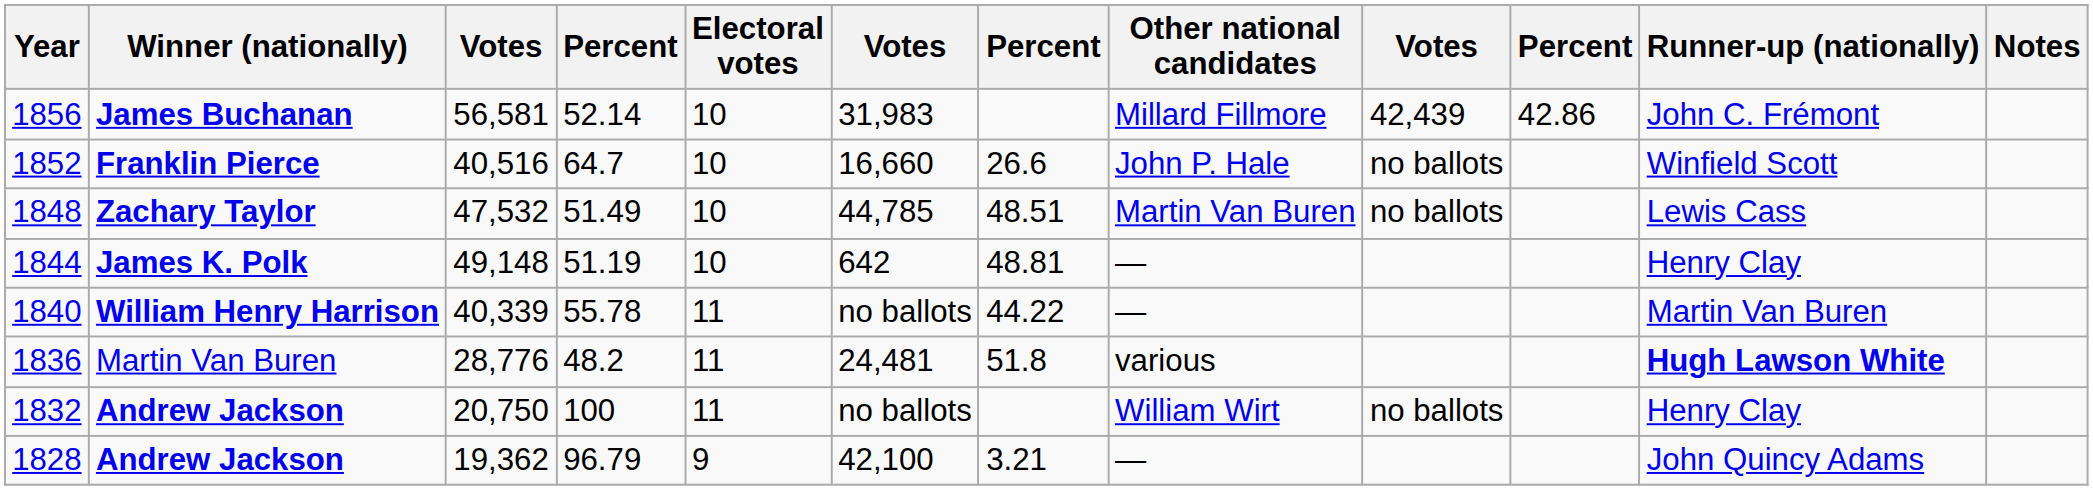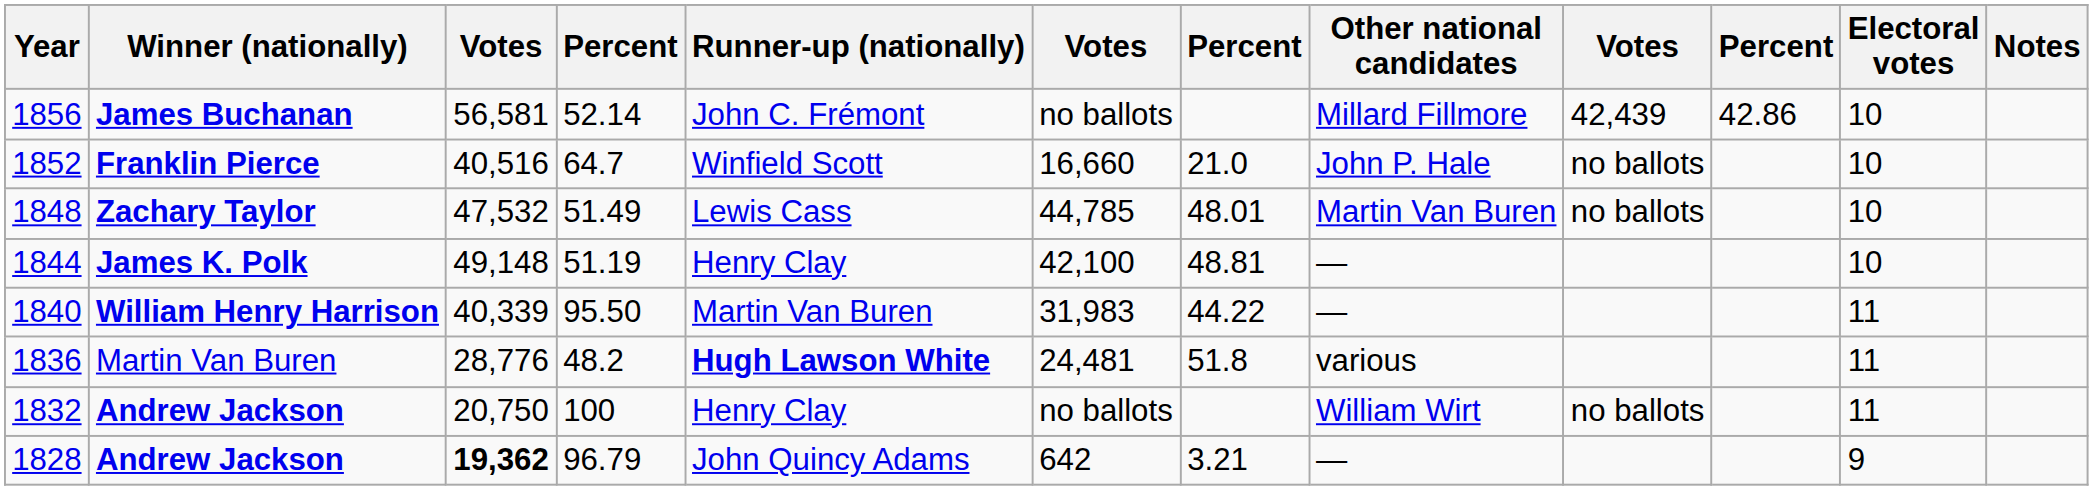columns swapped: (1813, 46) <-> (758, 46)
(886, 113) 31,983 -> (1106, 113) no ballots
(1017, 163) 26.6 -> (1217, 163) 21.0
(1025, 212) 48.51 -> (1226, 212) 48.01
(864, 262) 642 -> (1087, 262) 42,100
(602, 311) 55.78 -> (602, 311) 95.50
(905, 311) no ballots -> (1087, 311) 31,983
(501, 460) normal -> (501, 460) bold
(886, 460) 42,100 -> (1065, 460) 642
